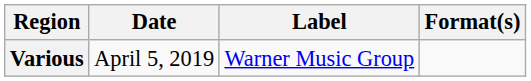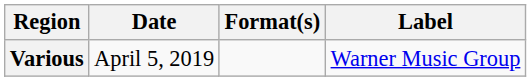columns swapped: (472, 22) <-> (319, 22)
